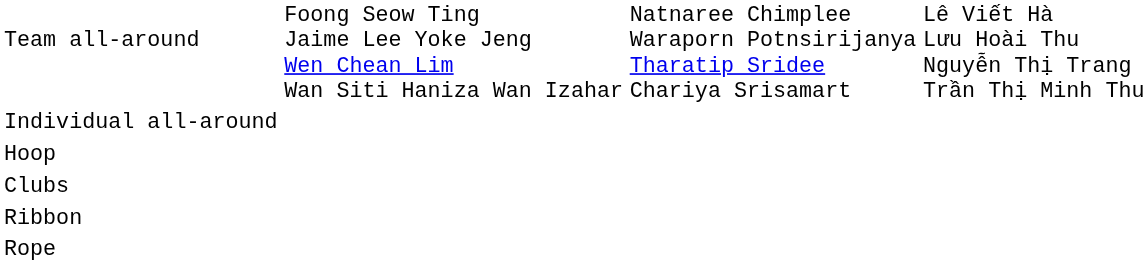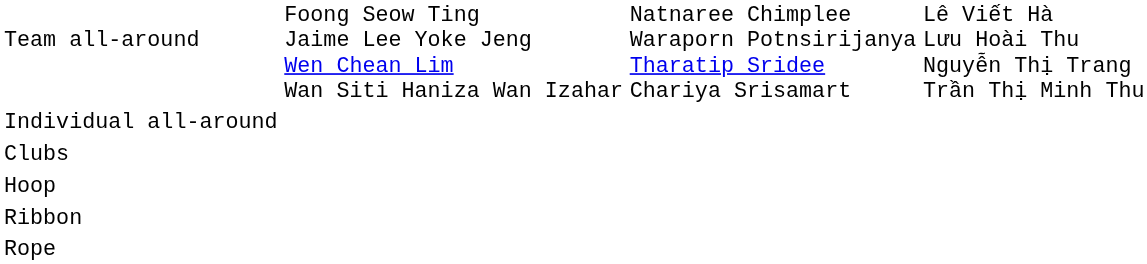rows swapped: (37, 186) <-> (30, 154)
